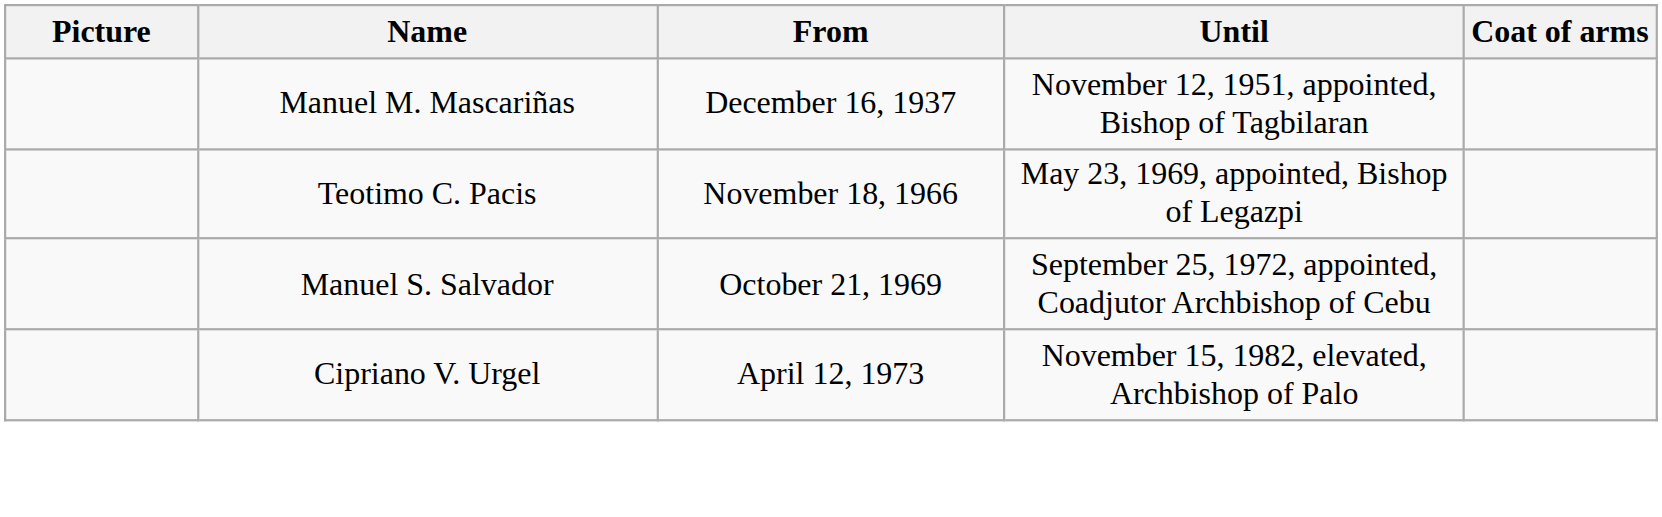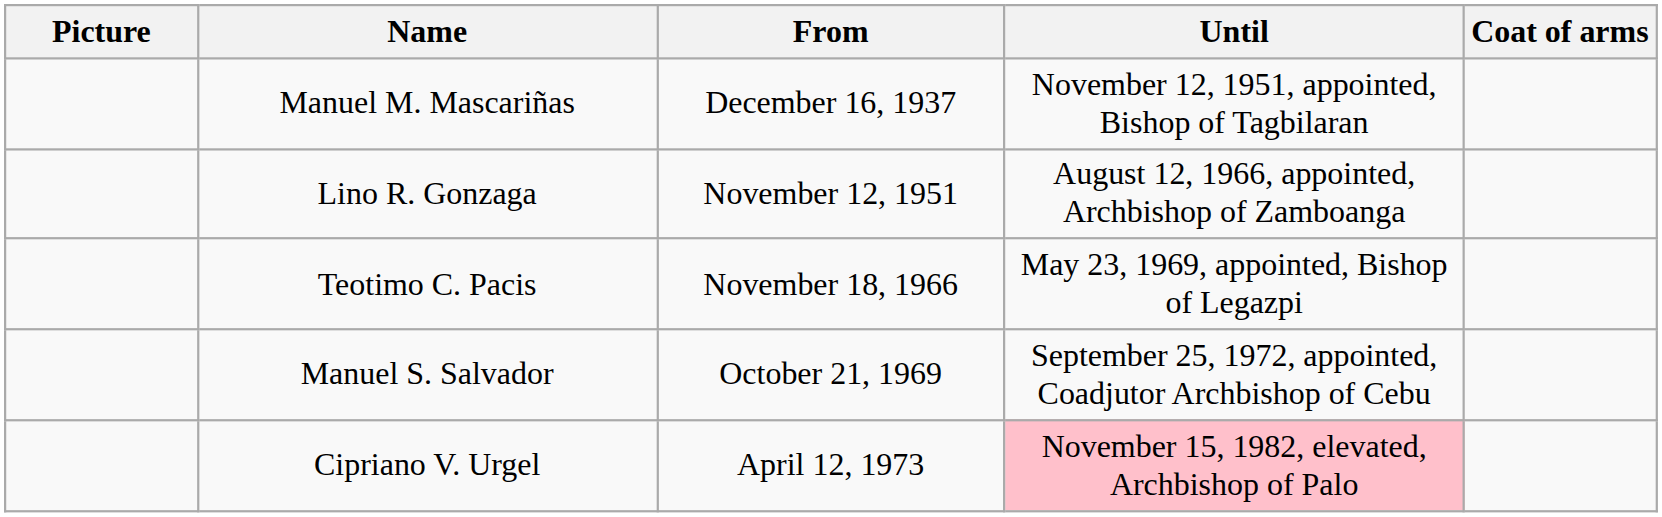+ row: (427, 193)
(1234, 374) no background -> (1234, 464) pink background
